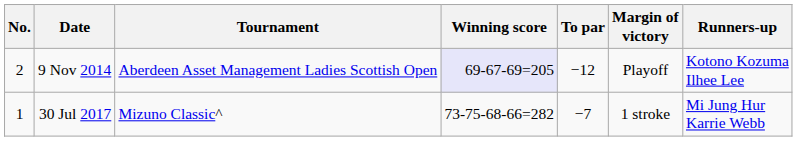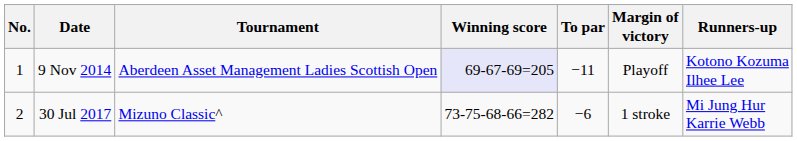(20, 70) 2 -> (20, 70) 1
(583, 70) −12 -> (583, 70) −11
(20, 114) 1 -> (20, 114) 2
(583, 114) −7 -> (583, 114) −6
